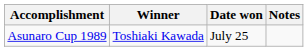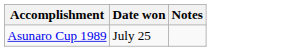- column: (158, 14)
